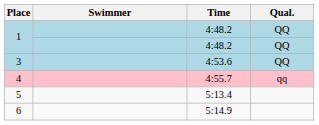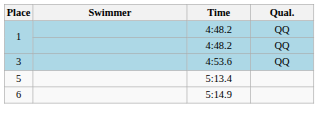- row: (19, 78)
